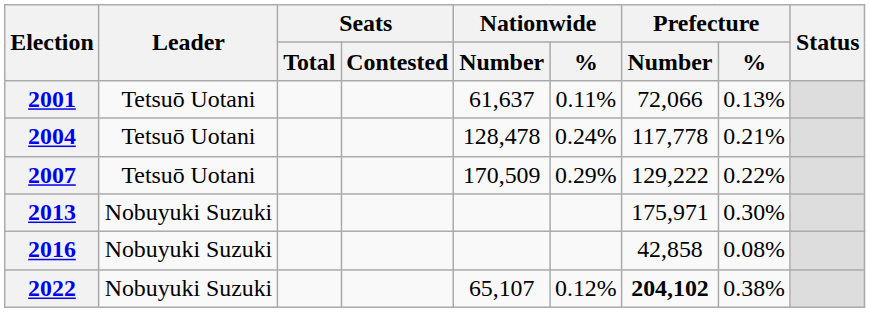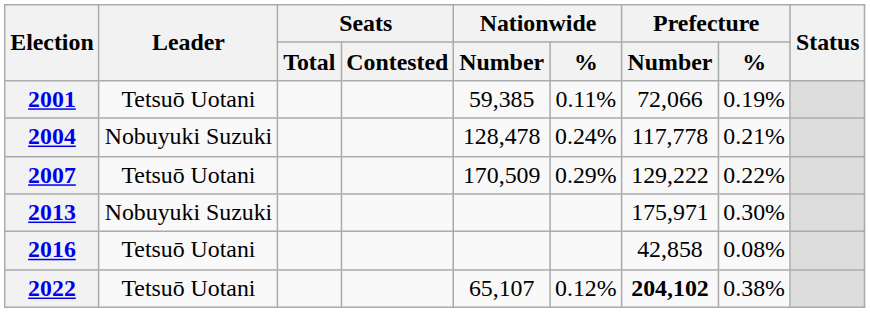(502, 99) 61,637 -> (502, 99) 59,385
(754, 99) 0.13% -> (754, 99) 0.19%
(188, 136) Tetsuō Uotani -> (188, 136) Nobuyuki Suzuki
(188, 250) Nobuyuki Suzuki -> (188, 250) Tetsuō Uotani
(188, 288) Nobuyuki Suzuki -> (188, 288) Tetsuō Uotani
